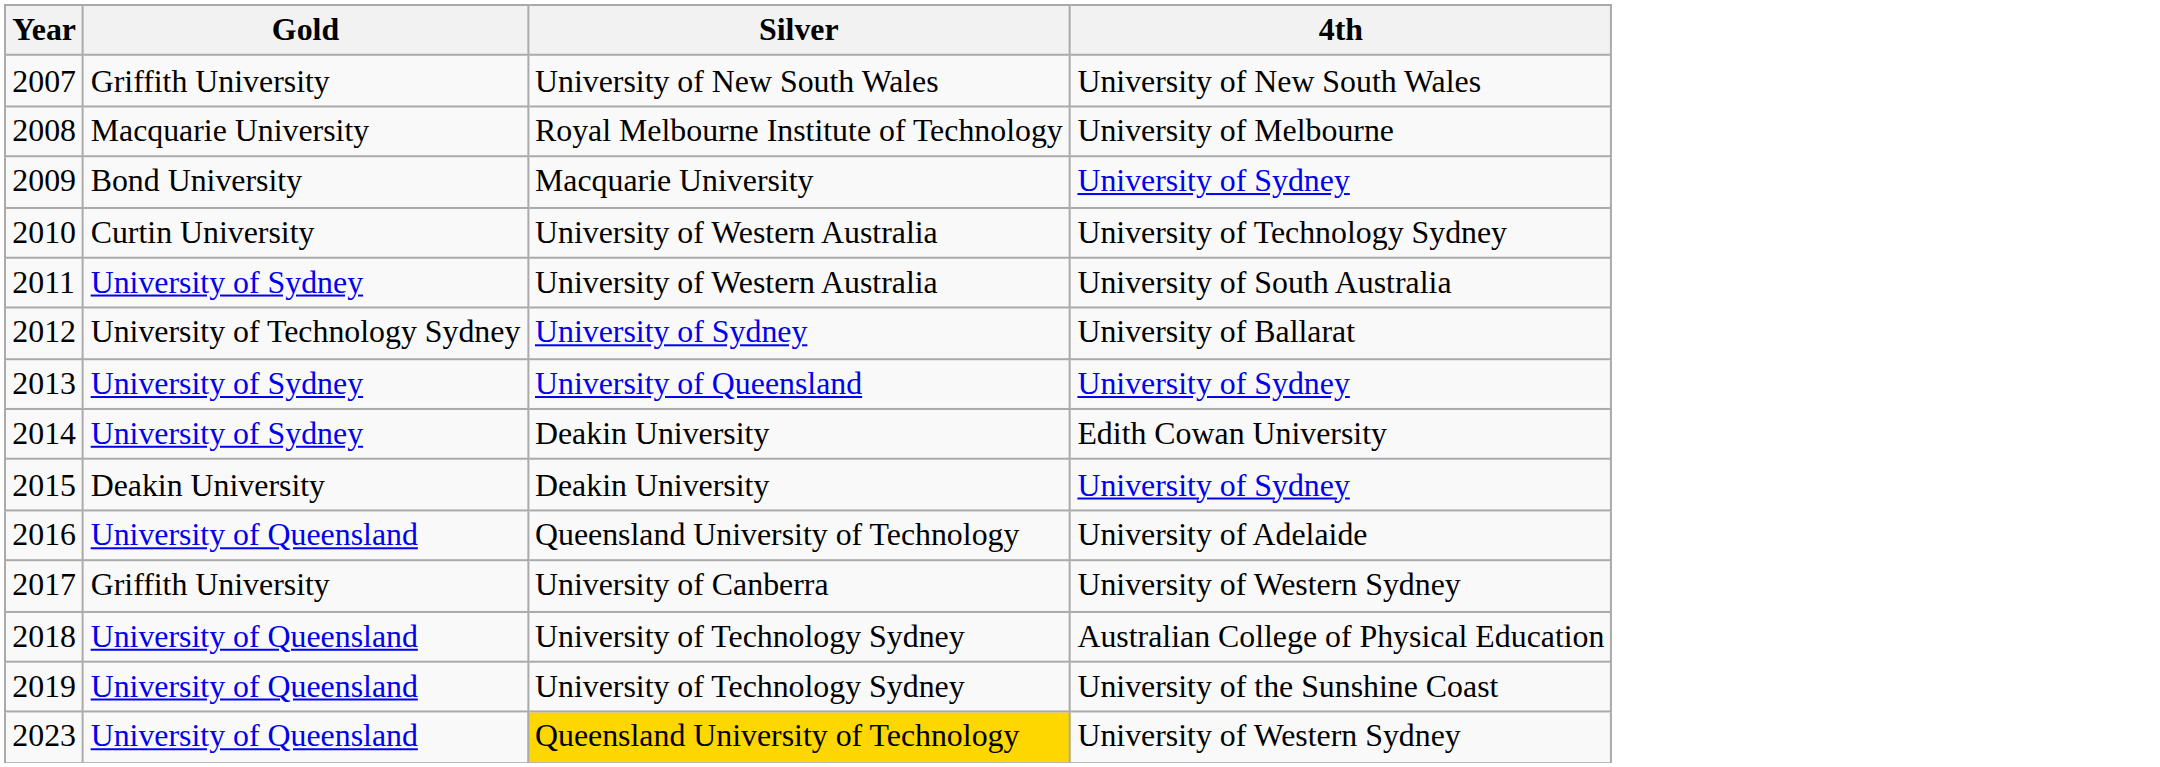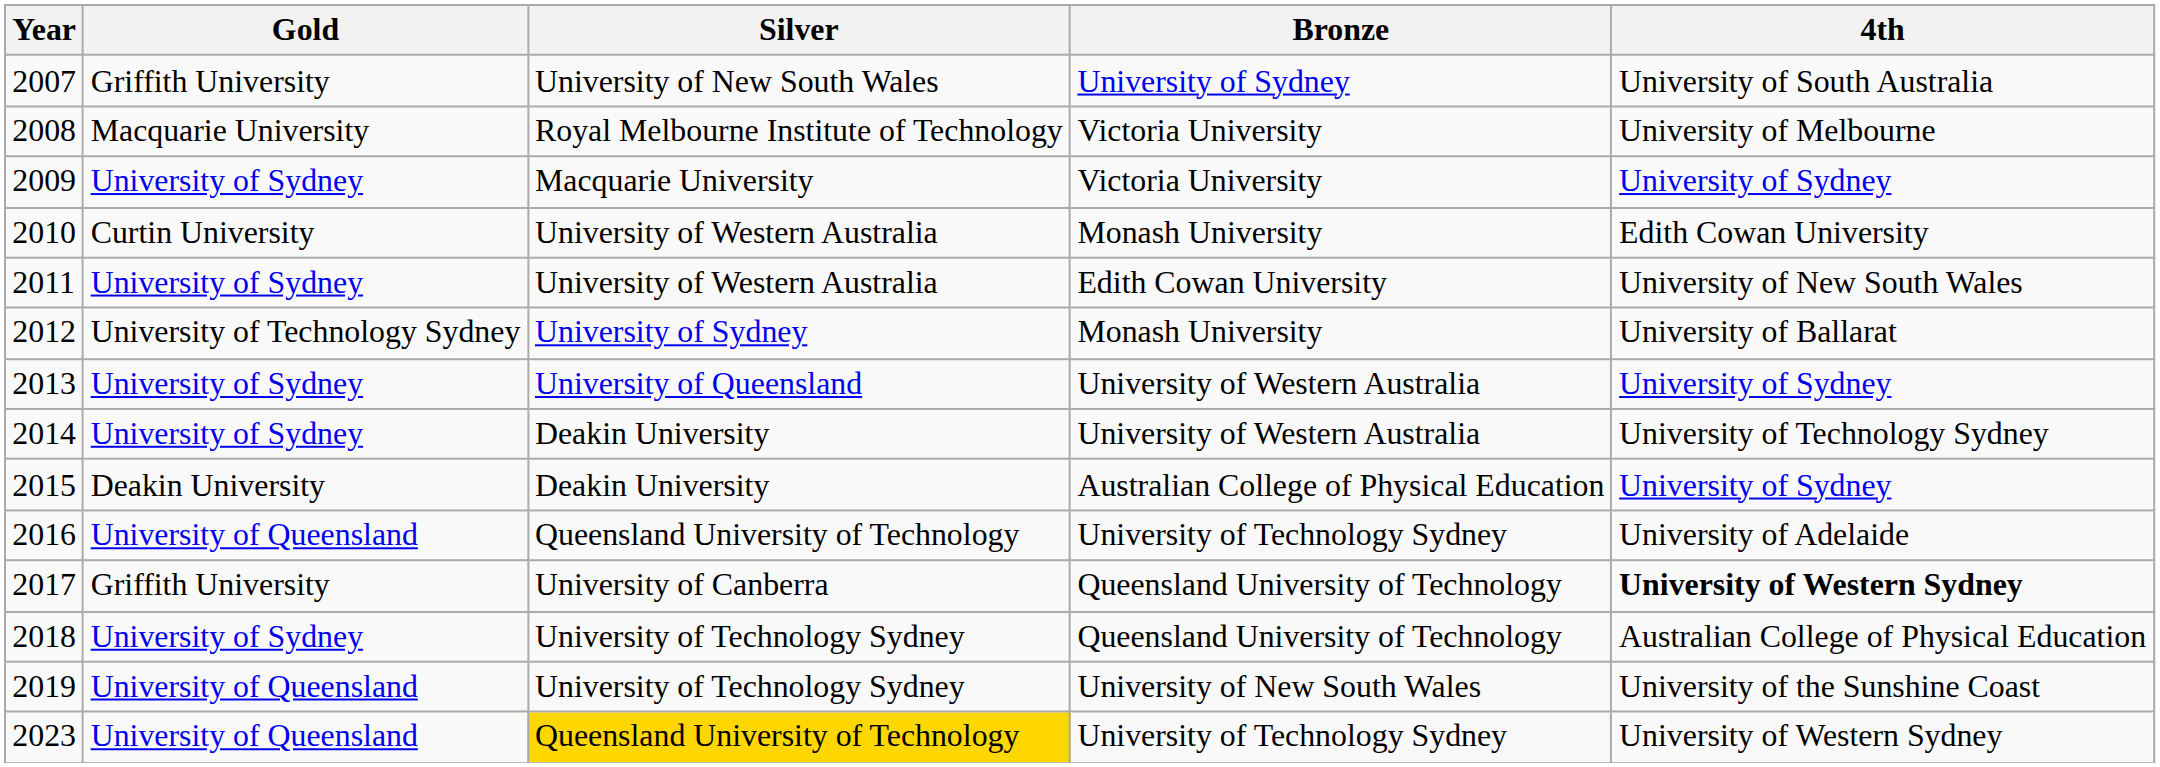+ column: (1341, 29)
(1279, 80) University of New South Wales -> (1806, 80) University of South Australia
(196, 181) Bond University -> (227, 181) University of Sydney
(1292, 231) University of Technology Sydney -> (1774, 231) Edith Cowan University
(1264, 282) University of South Australia -> (1821, 282) University of New South Wales
(1232, 433) Edith Cowan University -> (1834, 433) University of Technology Sydney
(1269, 585) normal -> (1821, 585) bold
(254, 635) University of Queensland -> (227, 635) University of Sydney
